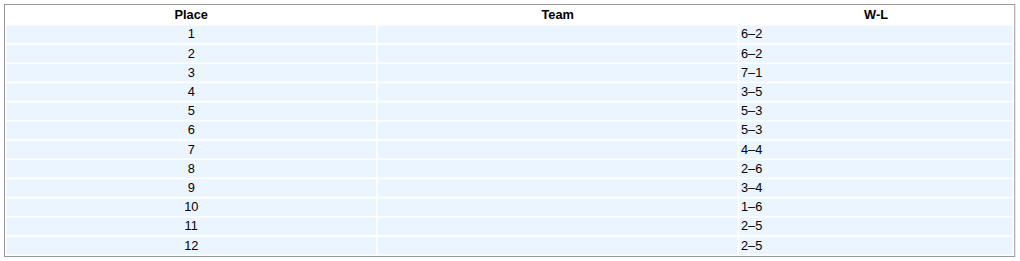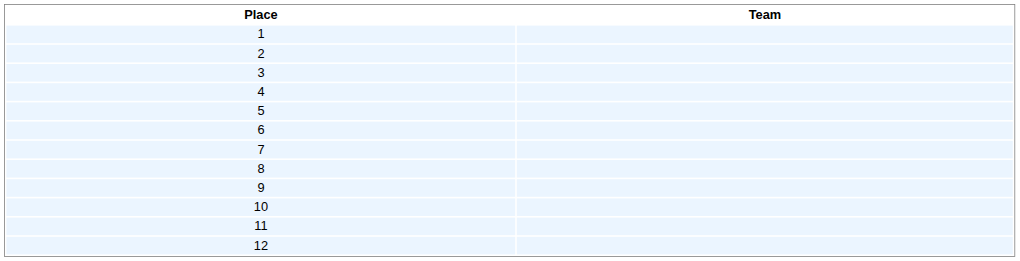- column: (876, 15)
